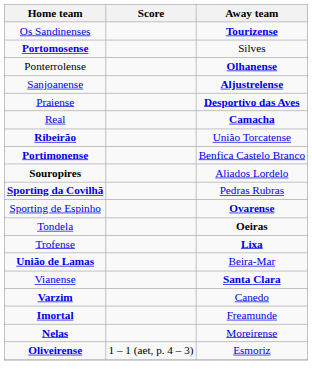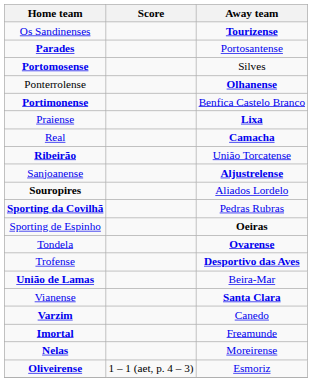+ row: (55, 48)
rows swapped: (55, 155) <-> (55, 84)
(252, 102) Desportivo das Aves -> (252, 119) Lixa
(252, 208) Ovarense -> (252, 226) Oeiras
(252, 226) Oeiras -> (252, 244) Ovarense
(252, 244) Lixa -> (252, 262) Desportivo das Aves
